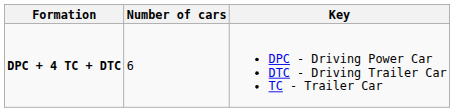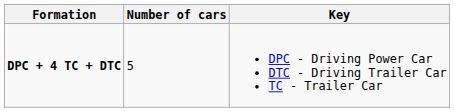(130, 66) 6 -> (130, 66) 5
